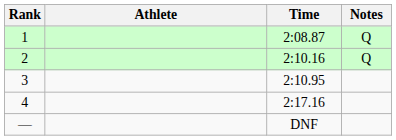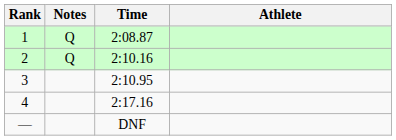columns swapped: (156, 15) <-> (366, 15)
